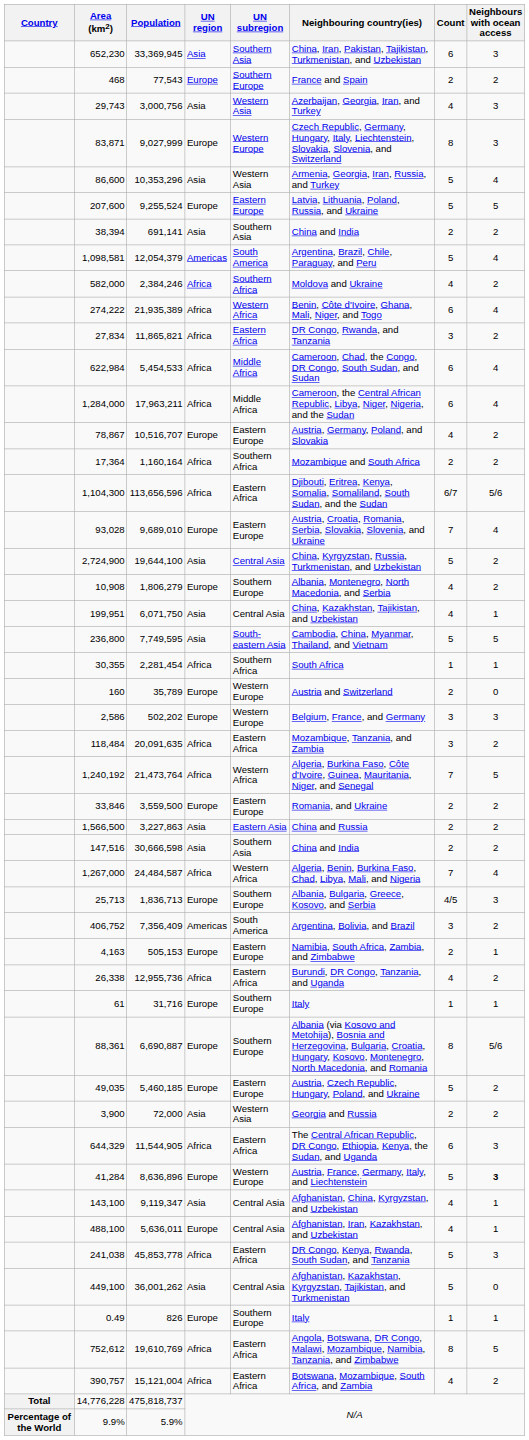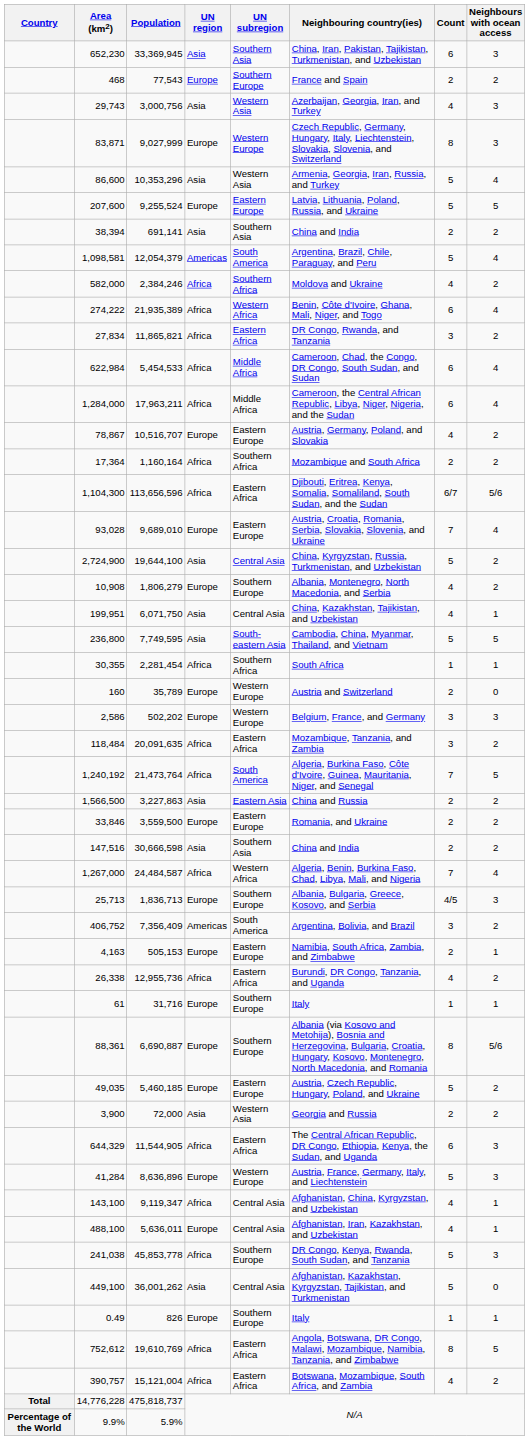(251, 775) Western Africa -> (250, 775) South America
rows swapped: (110, 806) <-> (103, 827)
(496, 1177) bold -> (496, 1177) normal
(196, 1203) Asia -> (199, 1203) Africa
(249, 1255) Eastern Africa -> (252, 1255) Southern Europe
